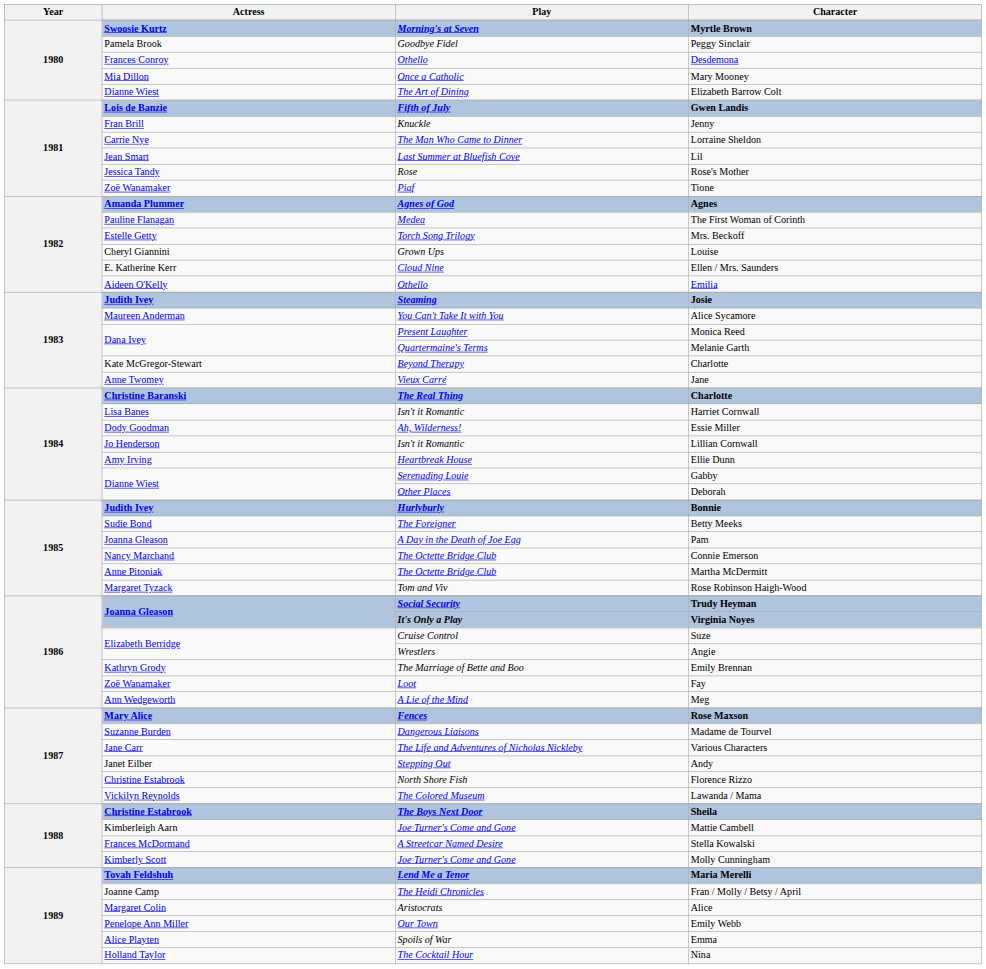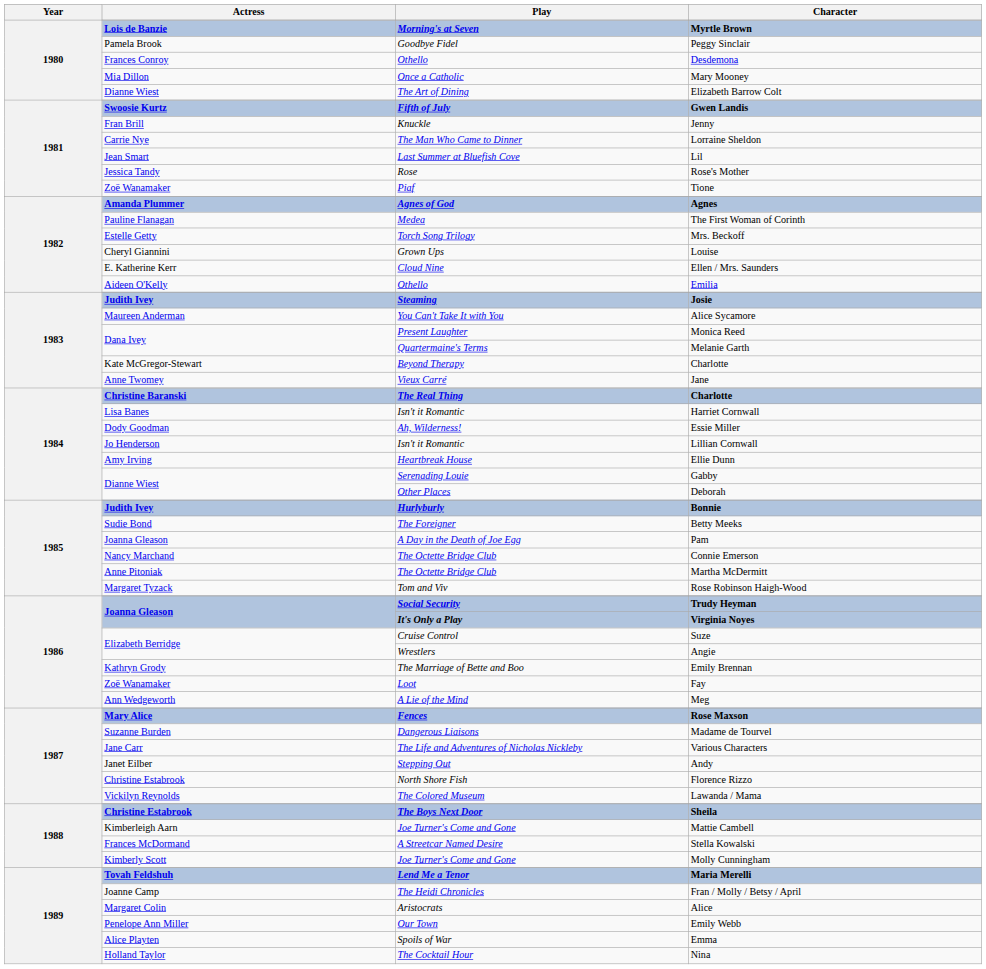(136, 28) Swoosie Kurtz -> (136, 28) Lois de Banzie
(136, 108) Lois de Banzie -> (136, 108) Swoosie Kurtz
